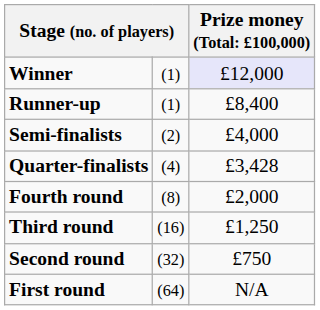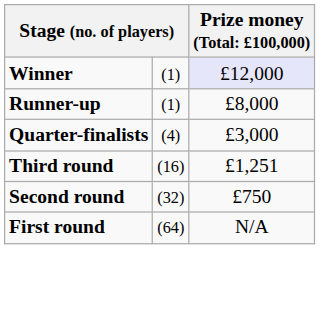(252, 103) £8,400 -> (252, 103) £8,000
- row: (66, 134)
(252, 165) £3,428 -> (252, 134) £3,000
- row: (66, 196)
(252, 227) £1,250 -> (252, 165) £1,251
